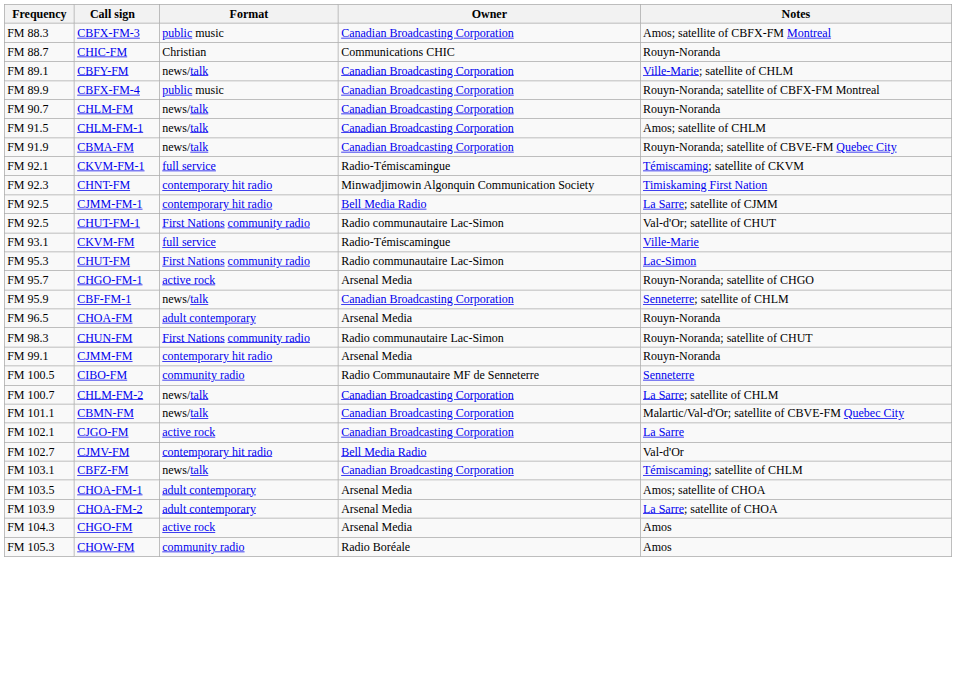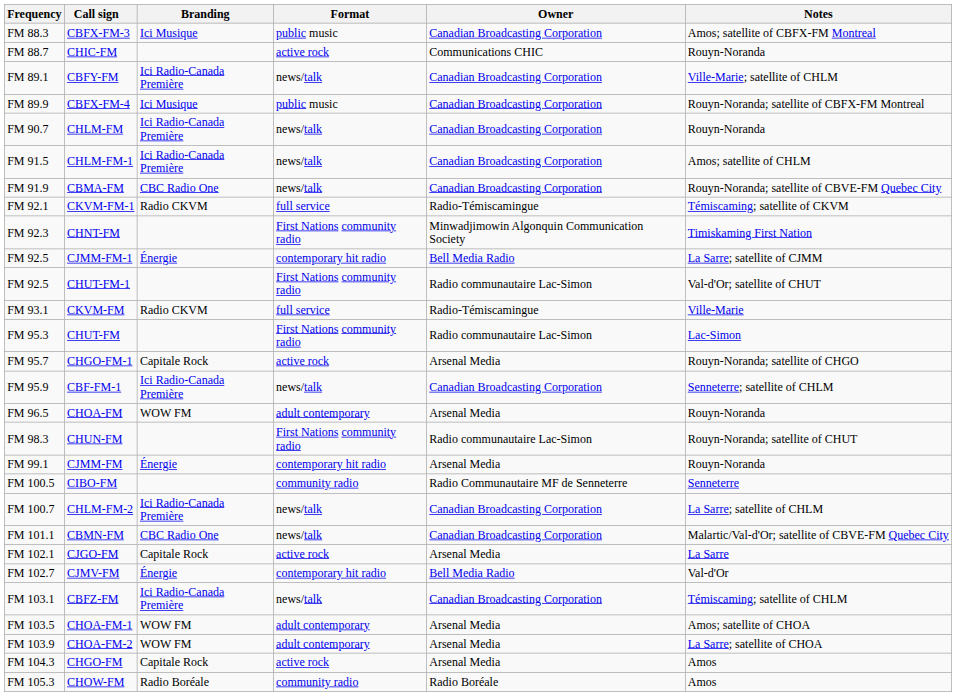+ column: (205, 14)
(184, 52) Christian -> (303, 52) active rock
(217, 185) contemporary hit radio -> (336, 232) First Nations community radio
(427, 432) Canadian Broadcasting Corporation -> (465, 554) Arsenal Media
